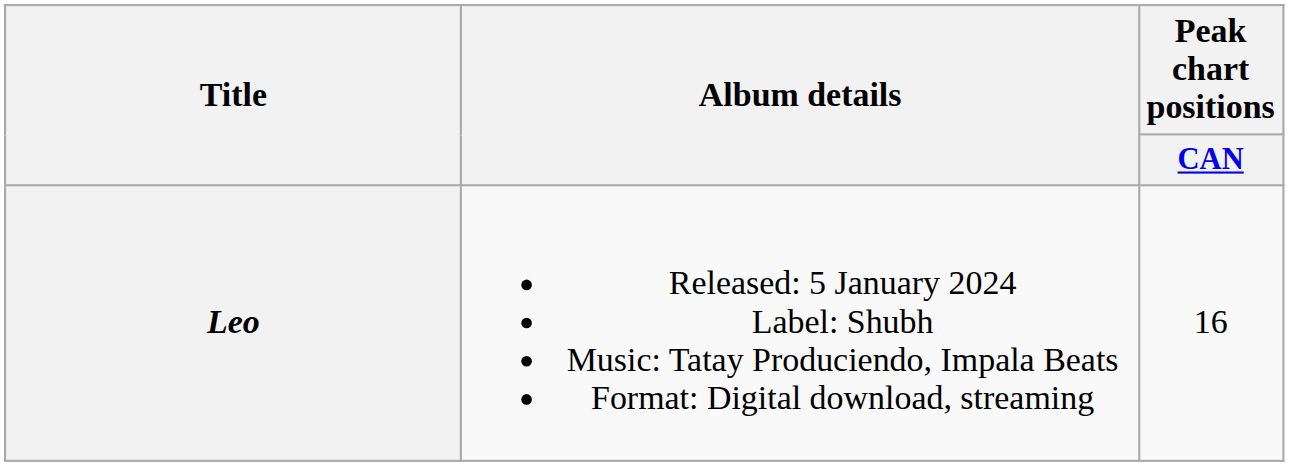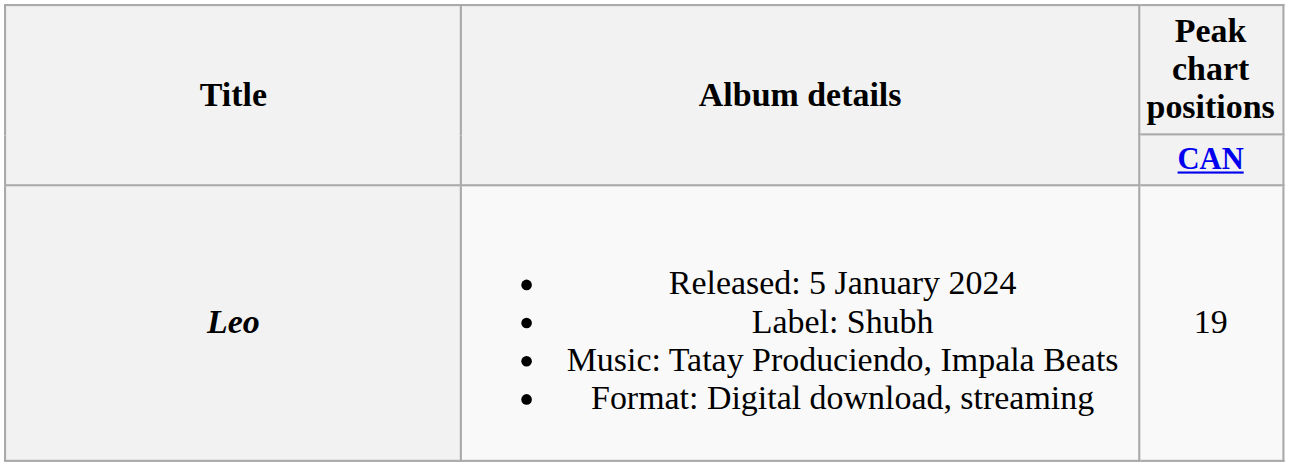(1211, 322) 16 -> (1211, 322) 19
